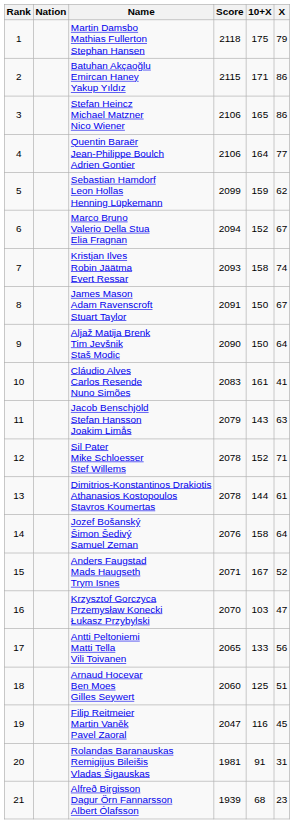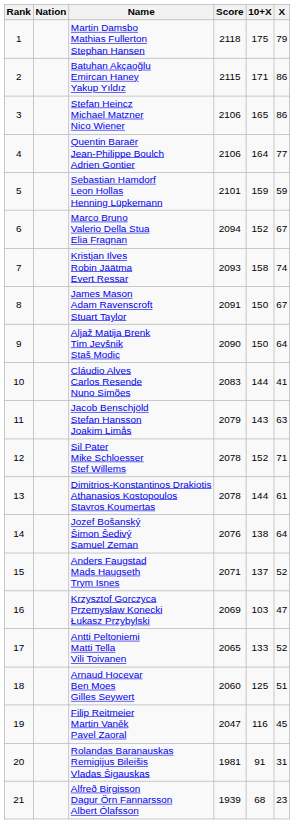(230, 191) 2099 -> (230, 191) 2101
(282, 191) 62 -> (282, 191) 59
(260, 381) 161 -> (260, 381) 144
(260, 533) 158 -> (260, 533) 138
(260, 571) 167 -> (260, 571) 137
(230, 610) 2070 -> (230, 610) 2069
(282, 648) 56 -> (282, 648) 52
